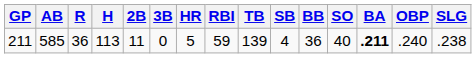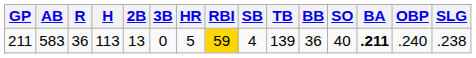columns swapped: (285, 16) <-> (254, 16)
(52, 40) 585 -> (52, 40) 583
(136, 40) 11 -> (136, 40) 13
(222, 40) no background -> (222, 40) gold background
